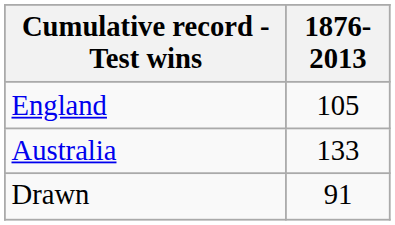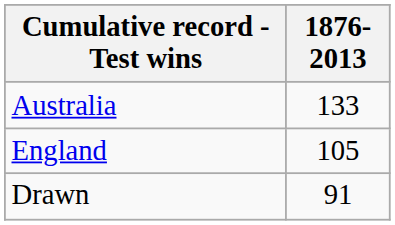rows swapped: (59, 104) <-> (64, 150)
